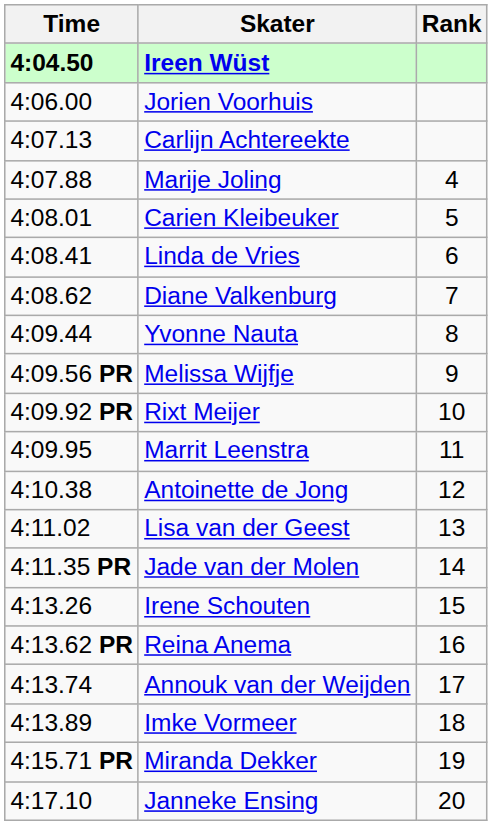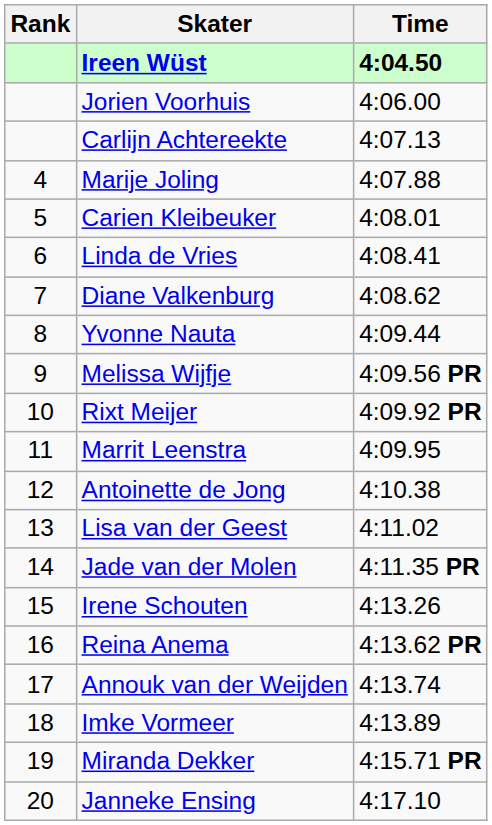columns swapped: (452, 23) <-> (72, 23)
